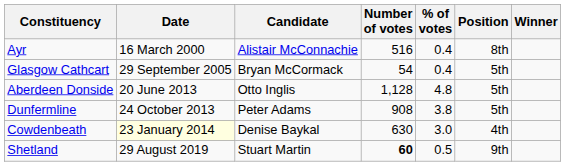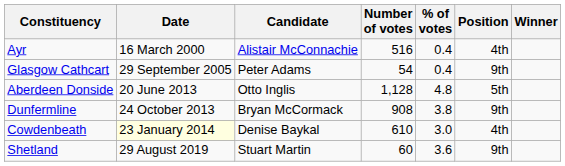(500, 49) 8th -> (500, 49) 4th
(290, 69) Bryan McCormack -> (274, 69) Peter Adams
(500, 69) 5th -> (500, 69) 9th
(274, 110) Peter Adams -> (290, 110) Bryan McCormack
(500, 110) 5th -> (500, 110) 9th
(402, 130) 630 -> (402, 130) 610
(406, 150) bold -> (406, 150) normal
(443, 150) 0.5 -> (443, 150) 3.6
